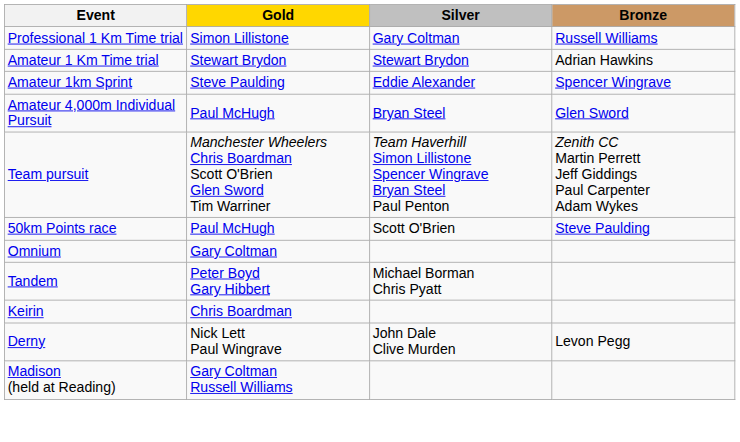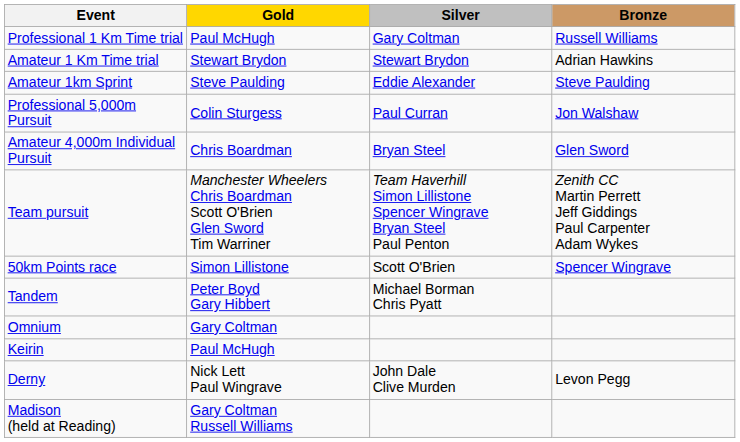(239, 37) Simon Lillistone -> (232, 37) Paul McHugh
(613, 82) Spencer Wingrave -> (603, 82) Steve Paulding
+ row: (72, 112)
(232, 112) Paul McHugh -> (241, 151) Chris Boardman
(232, 228) Paul McHugh -> (239, 267) Simon Lillistone
(603, 228) Steve Paulding -> (613, 267) Spencer Wingrave
rows swapped: (33, 281) <-> (34, 251)
(241, 311) Chris Boardman -> (232, 349) Paul McHugh
